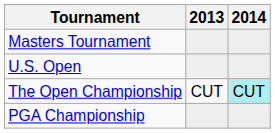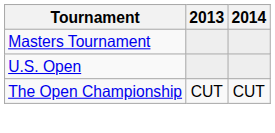(249, 91) paleturquoise background -> (249, 91) no background
- row: (76, 116)
